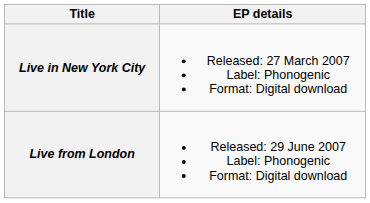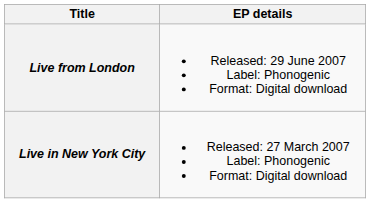rows swapped: (82, 67) <-> (82, 154)
